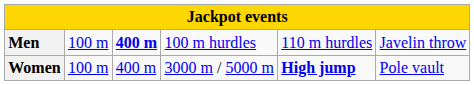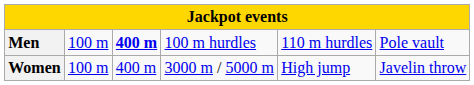(423, 42) Javelin throw -> (412, 42) Pole vault
(318, 67) bold -> (316, 67) normal
(412, 67) Pole vault -> (423, 67) Javelin throw
